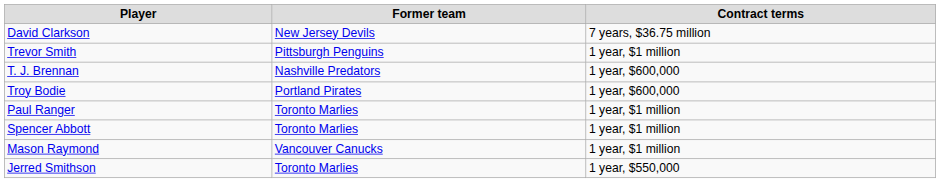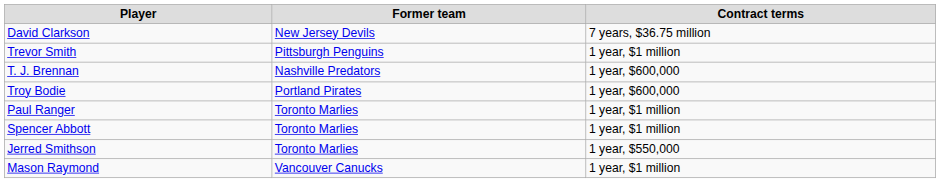rows swapped: (53, 149) <-> (51, 168)
